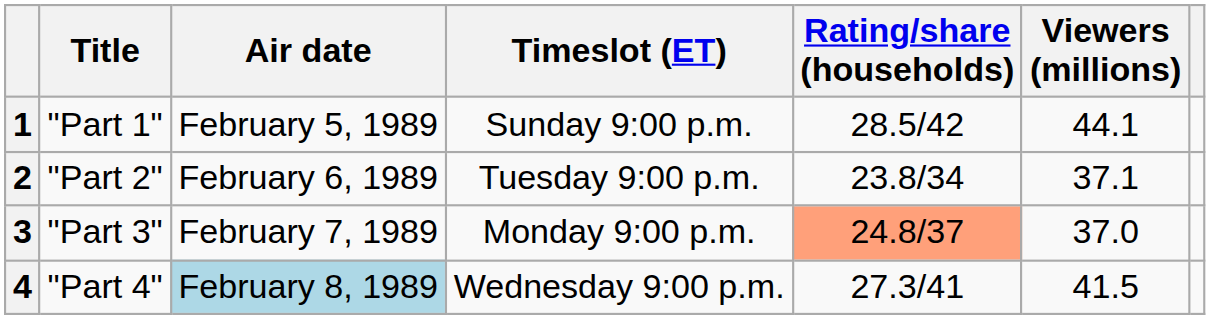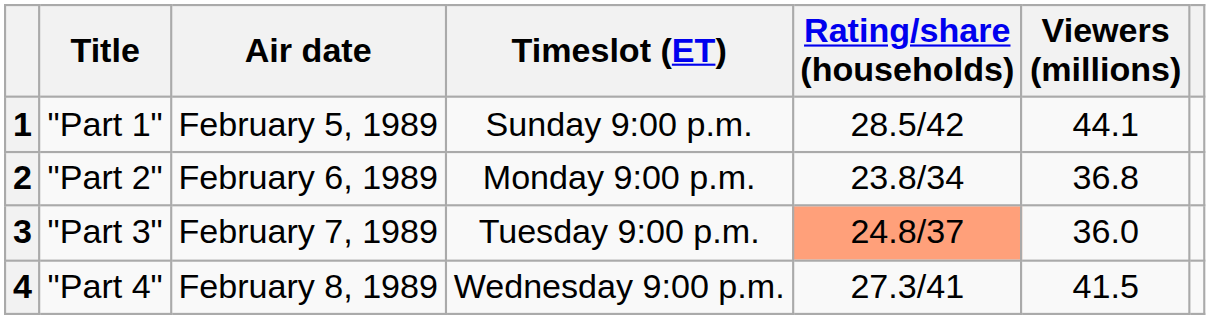(619, 177) Tuesday 9:00 p.m. -> (619, 177) Monday 9:00 p.m.
(1106, 177) 37.1 -> (1106, 177) 36.8
(619, 232) Monday 9:00 p.m. -> (619, 232) Tuesday 9:00 p.m.
(1106, 232) 37.0 -> (1106, 232) 36.0
(308, 286) lightblue background -> (308, 286) no background
